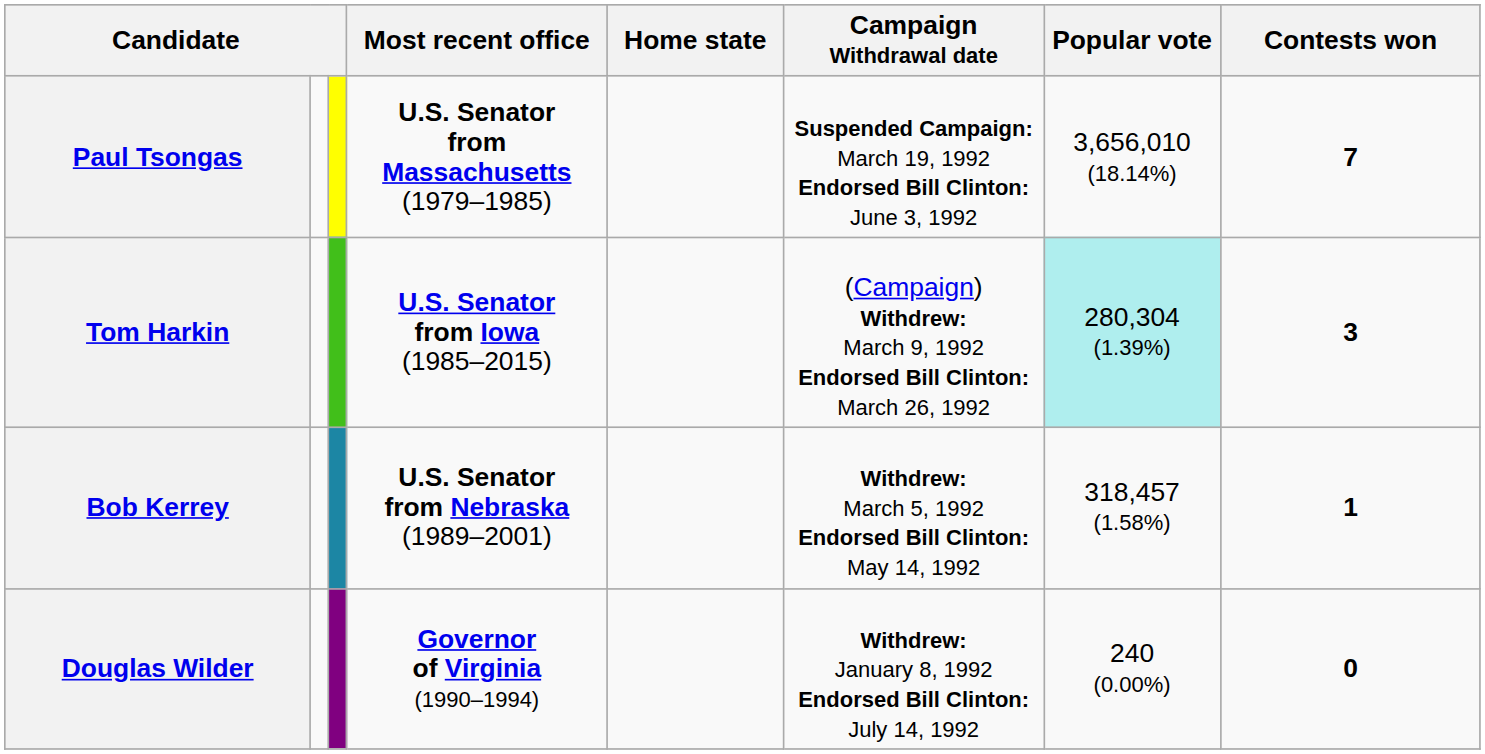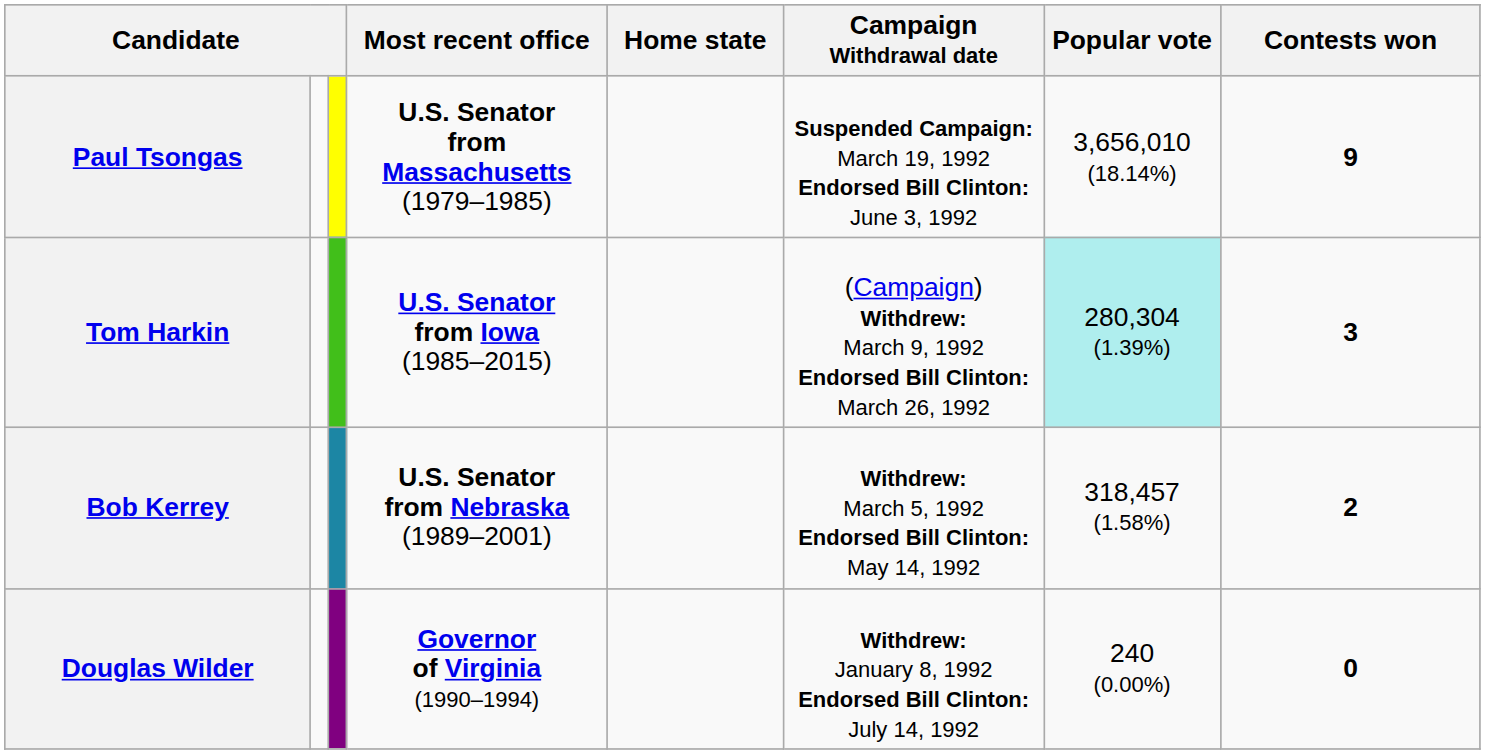(1351, 156) 7 -> (1351, 156) 9
(1351, 507) 1 -> (1351, 507) 2
